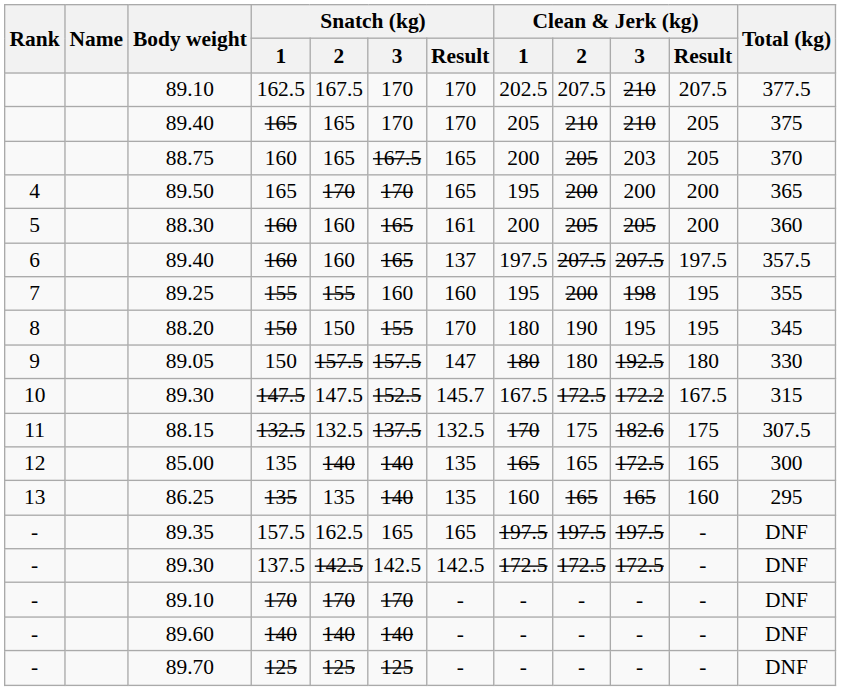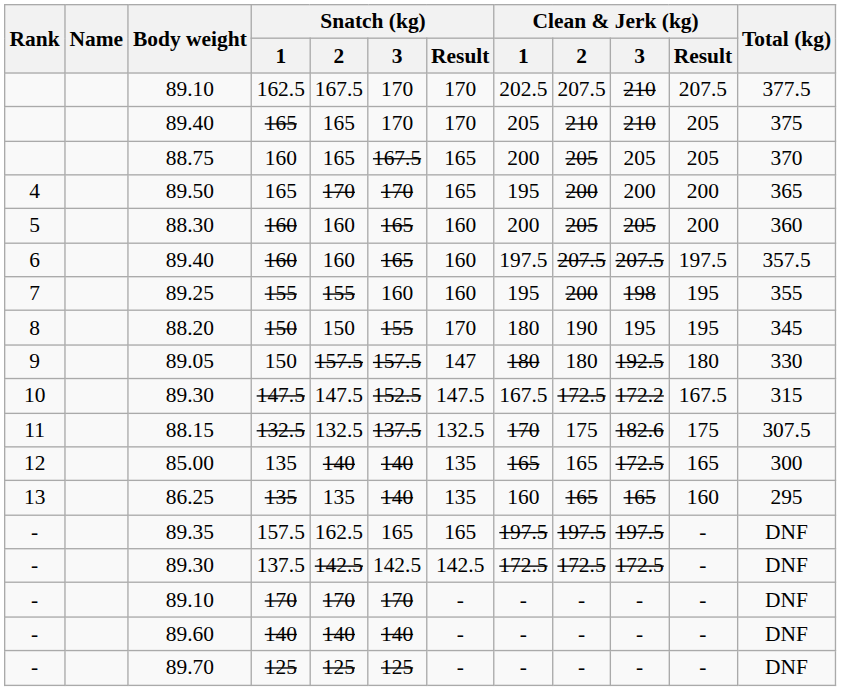(640, 157) 203 -> (640, 157) 205
(460, 225) 161 -> (460, 225) 160
(460, 259) 137 -> (460, 259) 160
(460, 395) 145.7 -> (460, 395) 147.5
